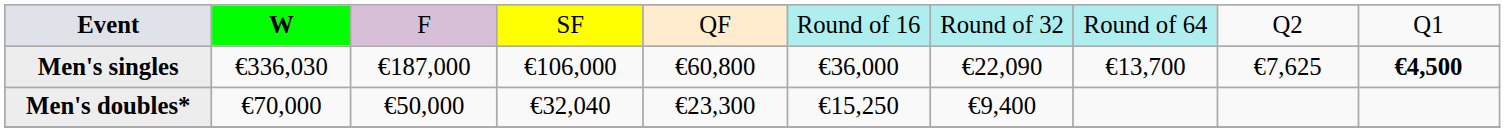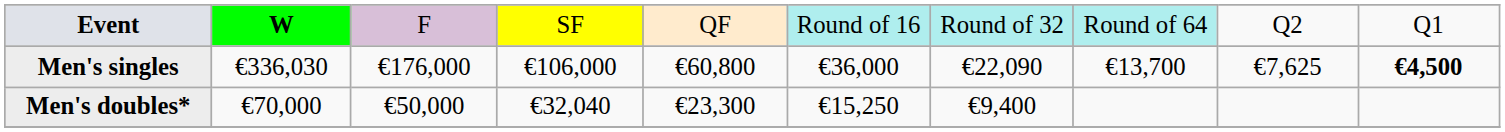(424, 66) €187,000 -> (424, 66) €176,000
